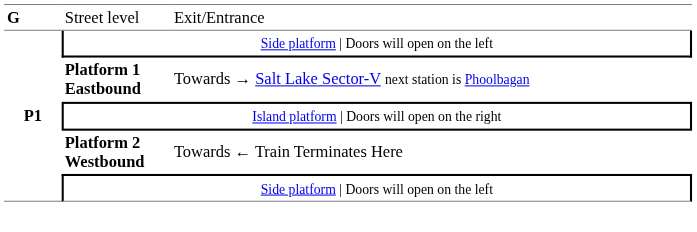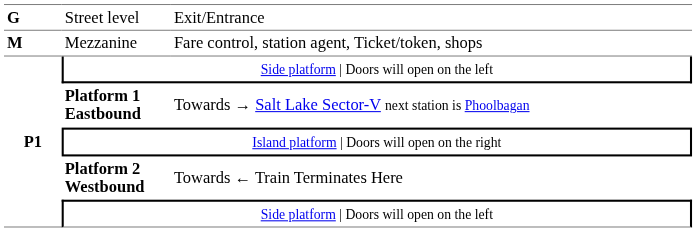+ row: (101, 43)
